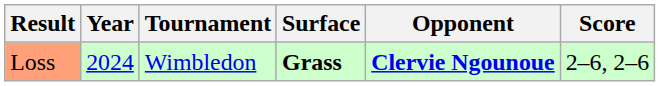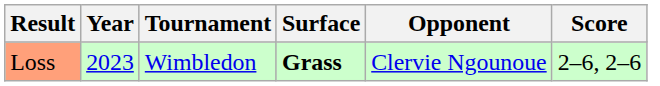(110, 61) 2024 -> (110, 61) 2023
(463, 61) bold -> (459, 61) normal
